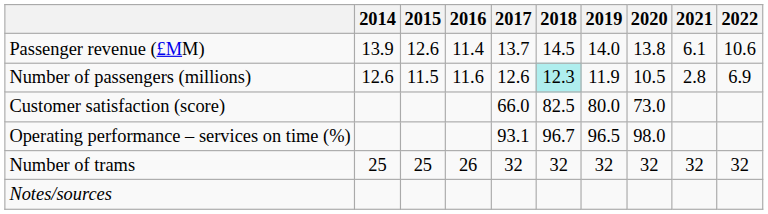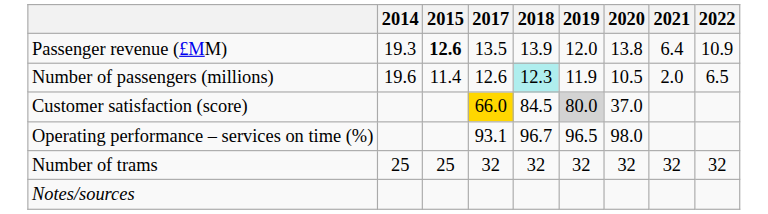- column: (468, 19)
(378, 48) 13.9 -> (400, 48) 19.3
(423, 48) normal -> (445, 48) bold
(513, 48) 13.7 -> (491, 48) 13.5
(559, 48) 14.5 -> (536, 48) 13.9
(604, 48) 14.0 -> (581, 48) 12.0
(695, 48) 6.1 -> (672, 48) 6.4
(740, 48) 10.6 -> (717, 48) 10.9
(378, 77) 12.6 -> (400, 77) 19.6
(423, 77) 11.5 -> (445, 77) 11.4
(695, 77) 2.8 -> (672, 77) 2.0
(740, 77) 6.9 -> (717, 77) 6.5
(513, 106) no background -> (491, 106) gold background
(559, 106) 82.5 -> (536, 106) 84.5
(604, 106) no background -> (581, 106) lightgrey background
(649, 106) 73.0 -> (627, 106) 37.0
